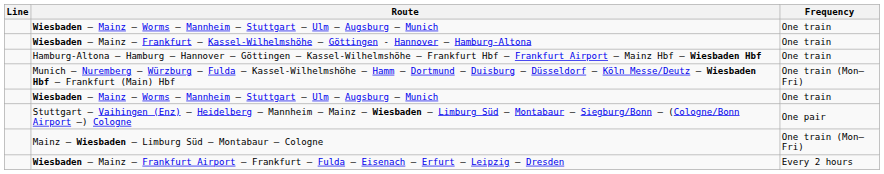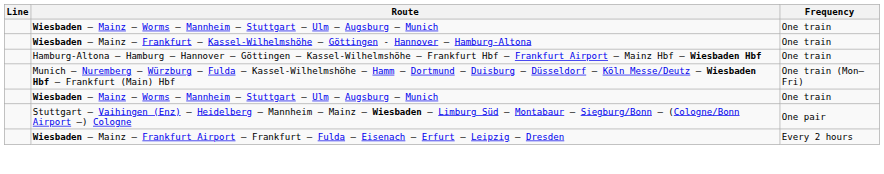- row: (178, 142)
